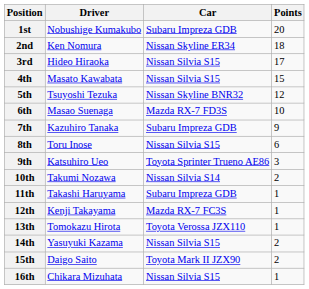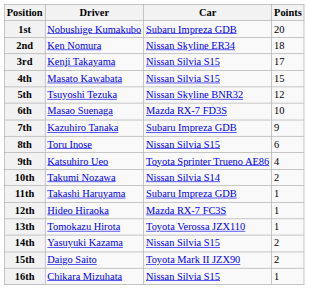(78, 62) Hideo Hiraoka -> (81, 62) Kenji Takayama
(277, 161) 3 -> (277, 161) 4
(81, 210) Kenji Takayama -> (78, 210) Hideo Hiraoka
